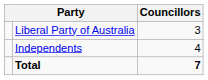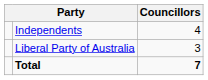rows swapped: (49, 48) <-> (75, 30)
